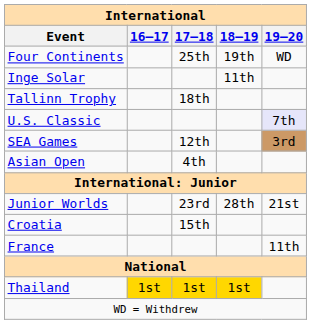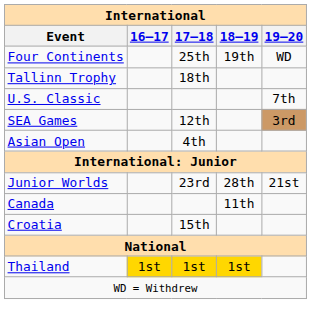- row: (46, 78)
(284, 120) lavender background -> (284, 99) no background
+ row: (31, 204)
- row: (31, 246)
